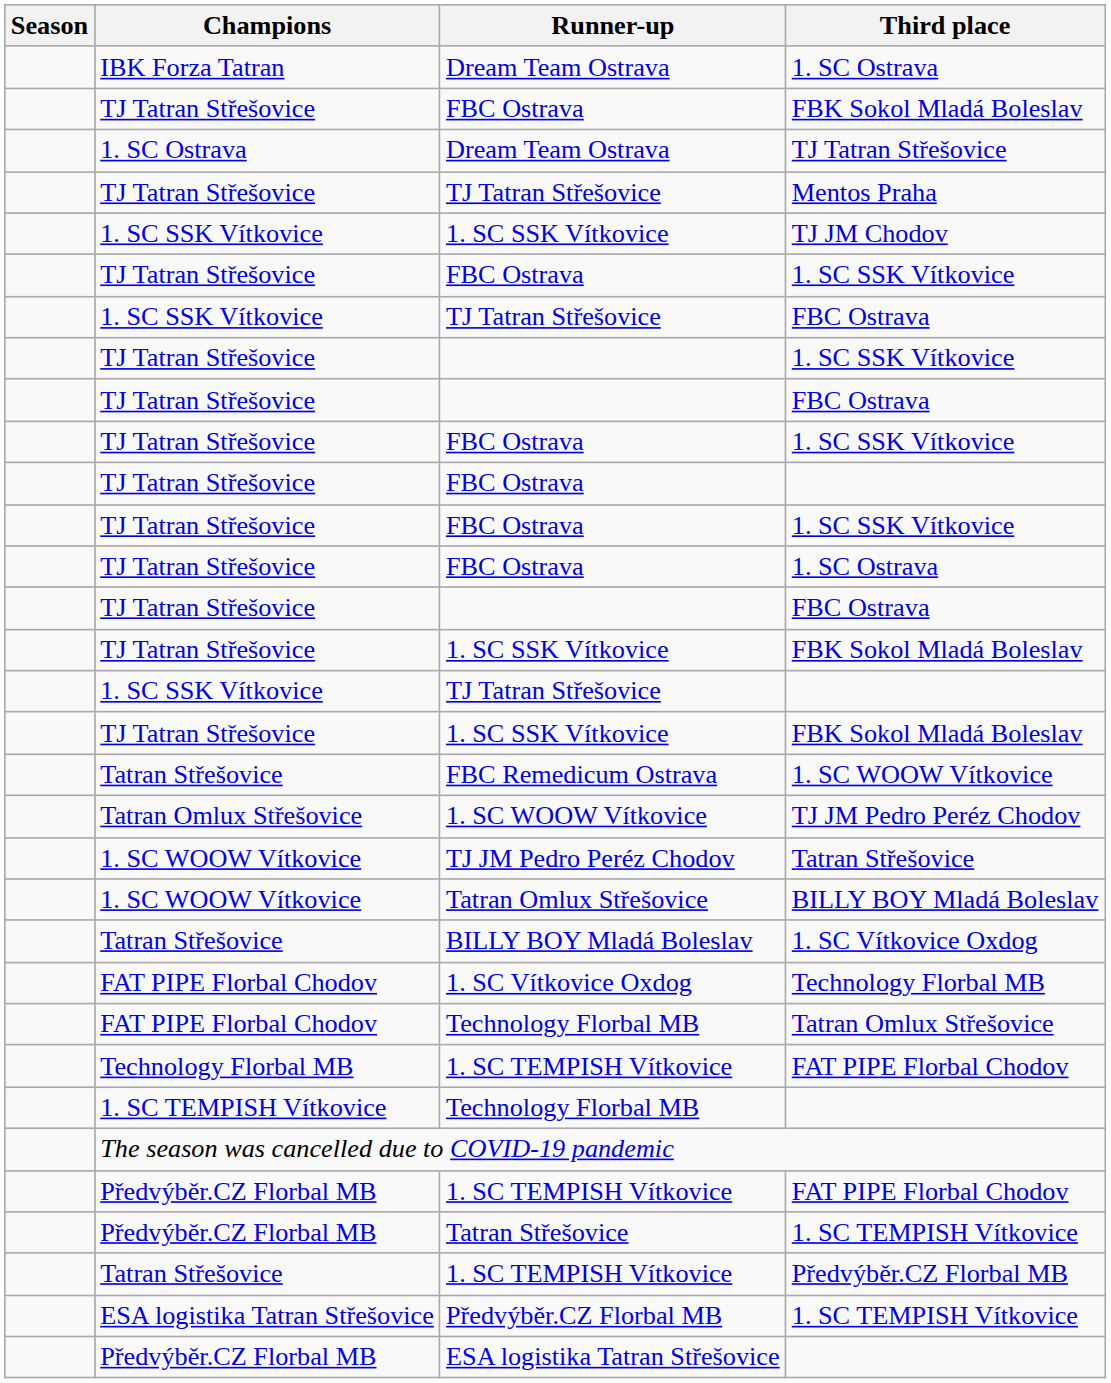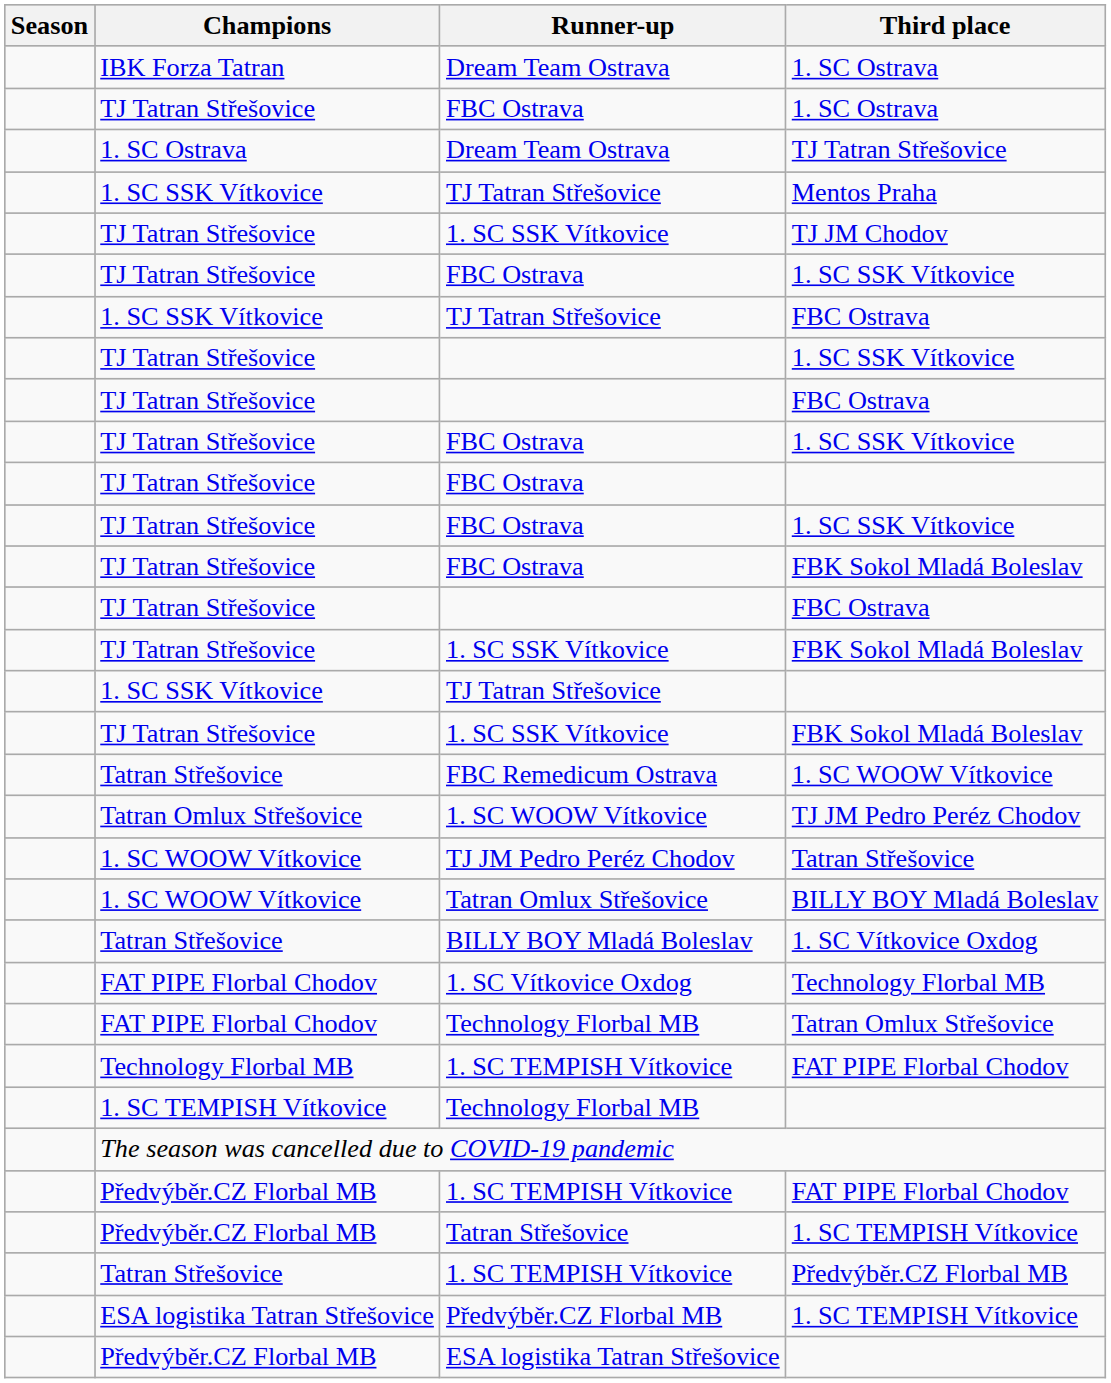rows swapped: (515, 566) <-> (515, 108)
(208, 191) TJ Tatran Střešovice -> (212, 191) 1. SC SSK Vítkovice
(212, 233) 1. SC SSK Vítkovice -> (208, 233) TJ Tatran Střešovice
